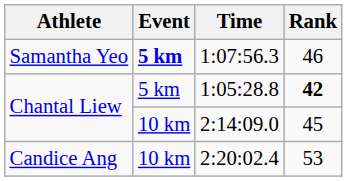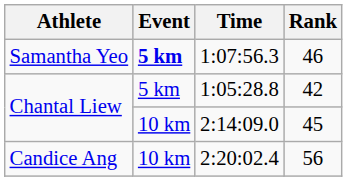(313, 90) bold -> (313, 90) normal
(313, 158) 53 -> (313, 158) 56
